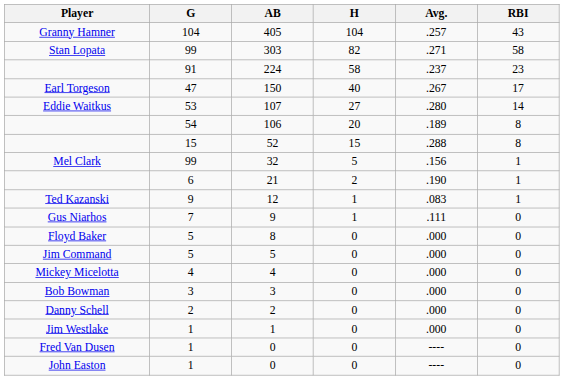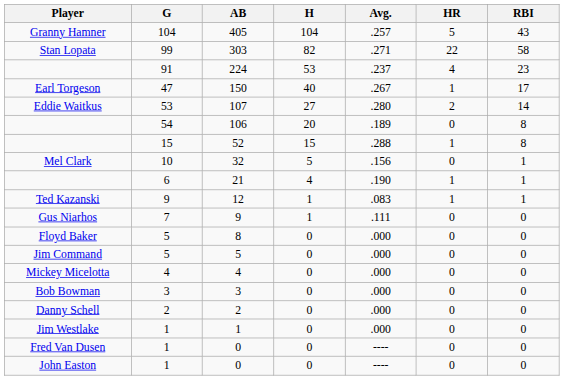+ column: (452, 13)
(354, 69) 58 -> (309, 69) 53
(191, 161) 99 -> (167, 161) 10
(354, 180) 2 -> (309, 180) 4
